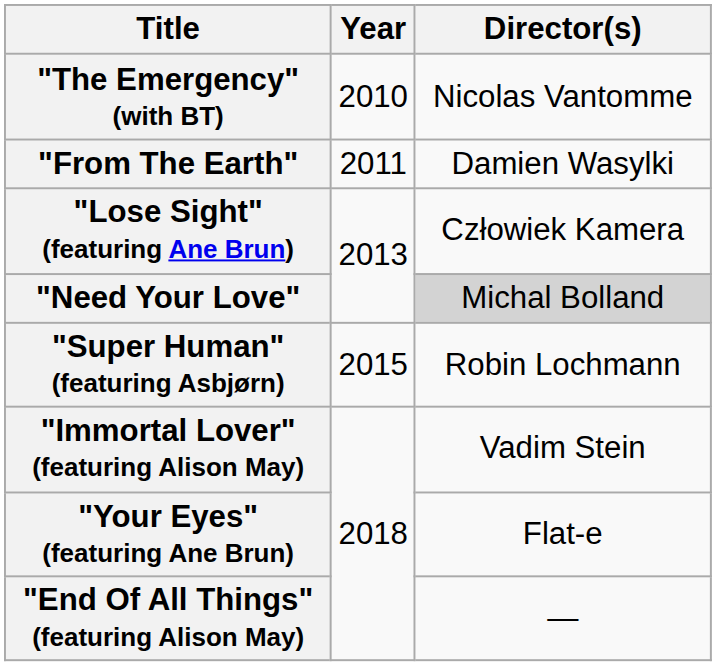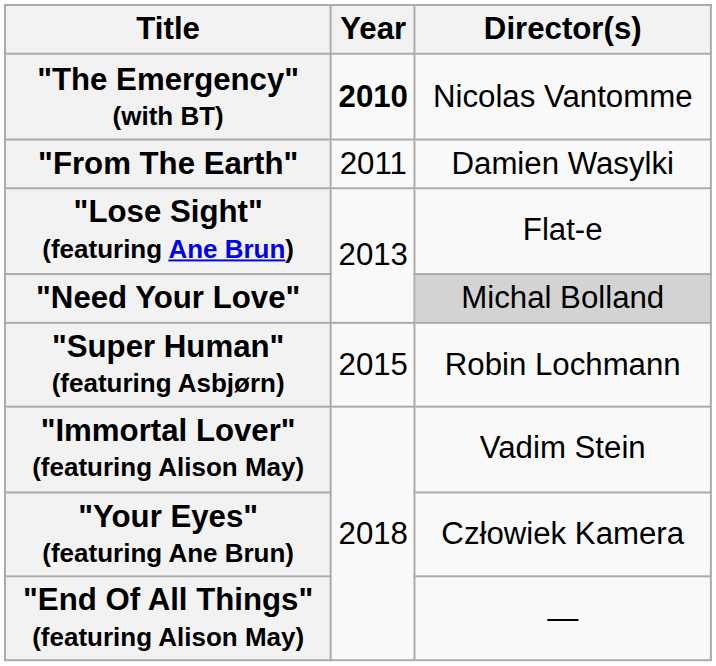(373, 96) normal -> (373, 96) bold
(563, 230) Człowiek Kamera -> (563, 230) Flat-e
(563, 533) Flat-e -> (563, 533) Człowiek Kamera
